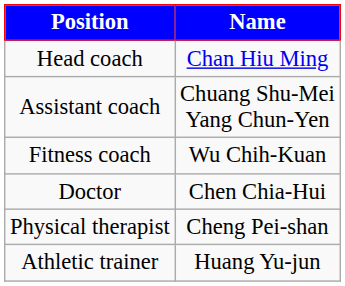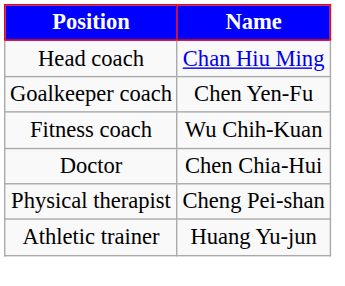- row: (90, 106)
+ row: (91, 93)
